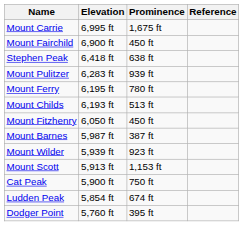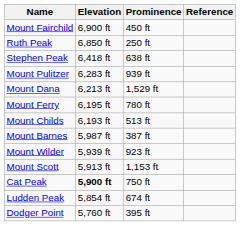- row: (35, 27)
+ row: (29, 43)
+ row: (33, 89)
- row: (42, 120)
(97, 182) normal -> (95, 182) bold
